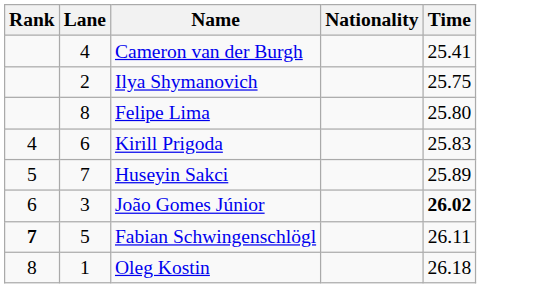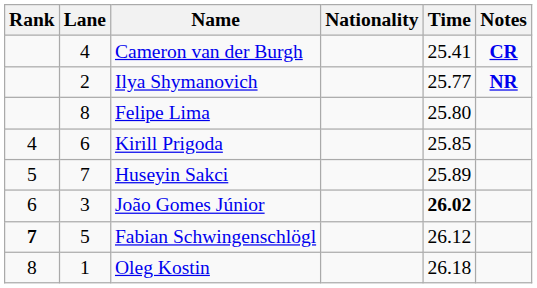+ column: (504, 19)
(449, 81) 25.75 -> (449, 81) 25.77
(449, 143) 25.83 -> (449, 143) 25.85
(449, 236) 26.11 -> (449, 236) 26.12
